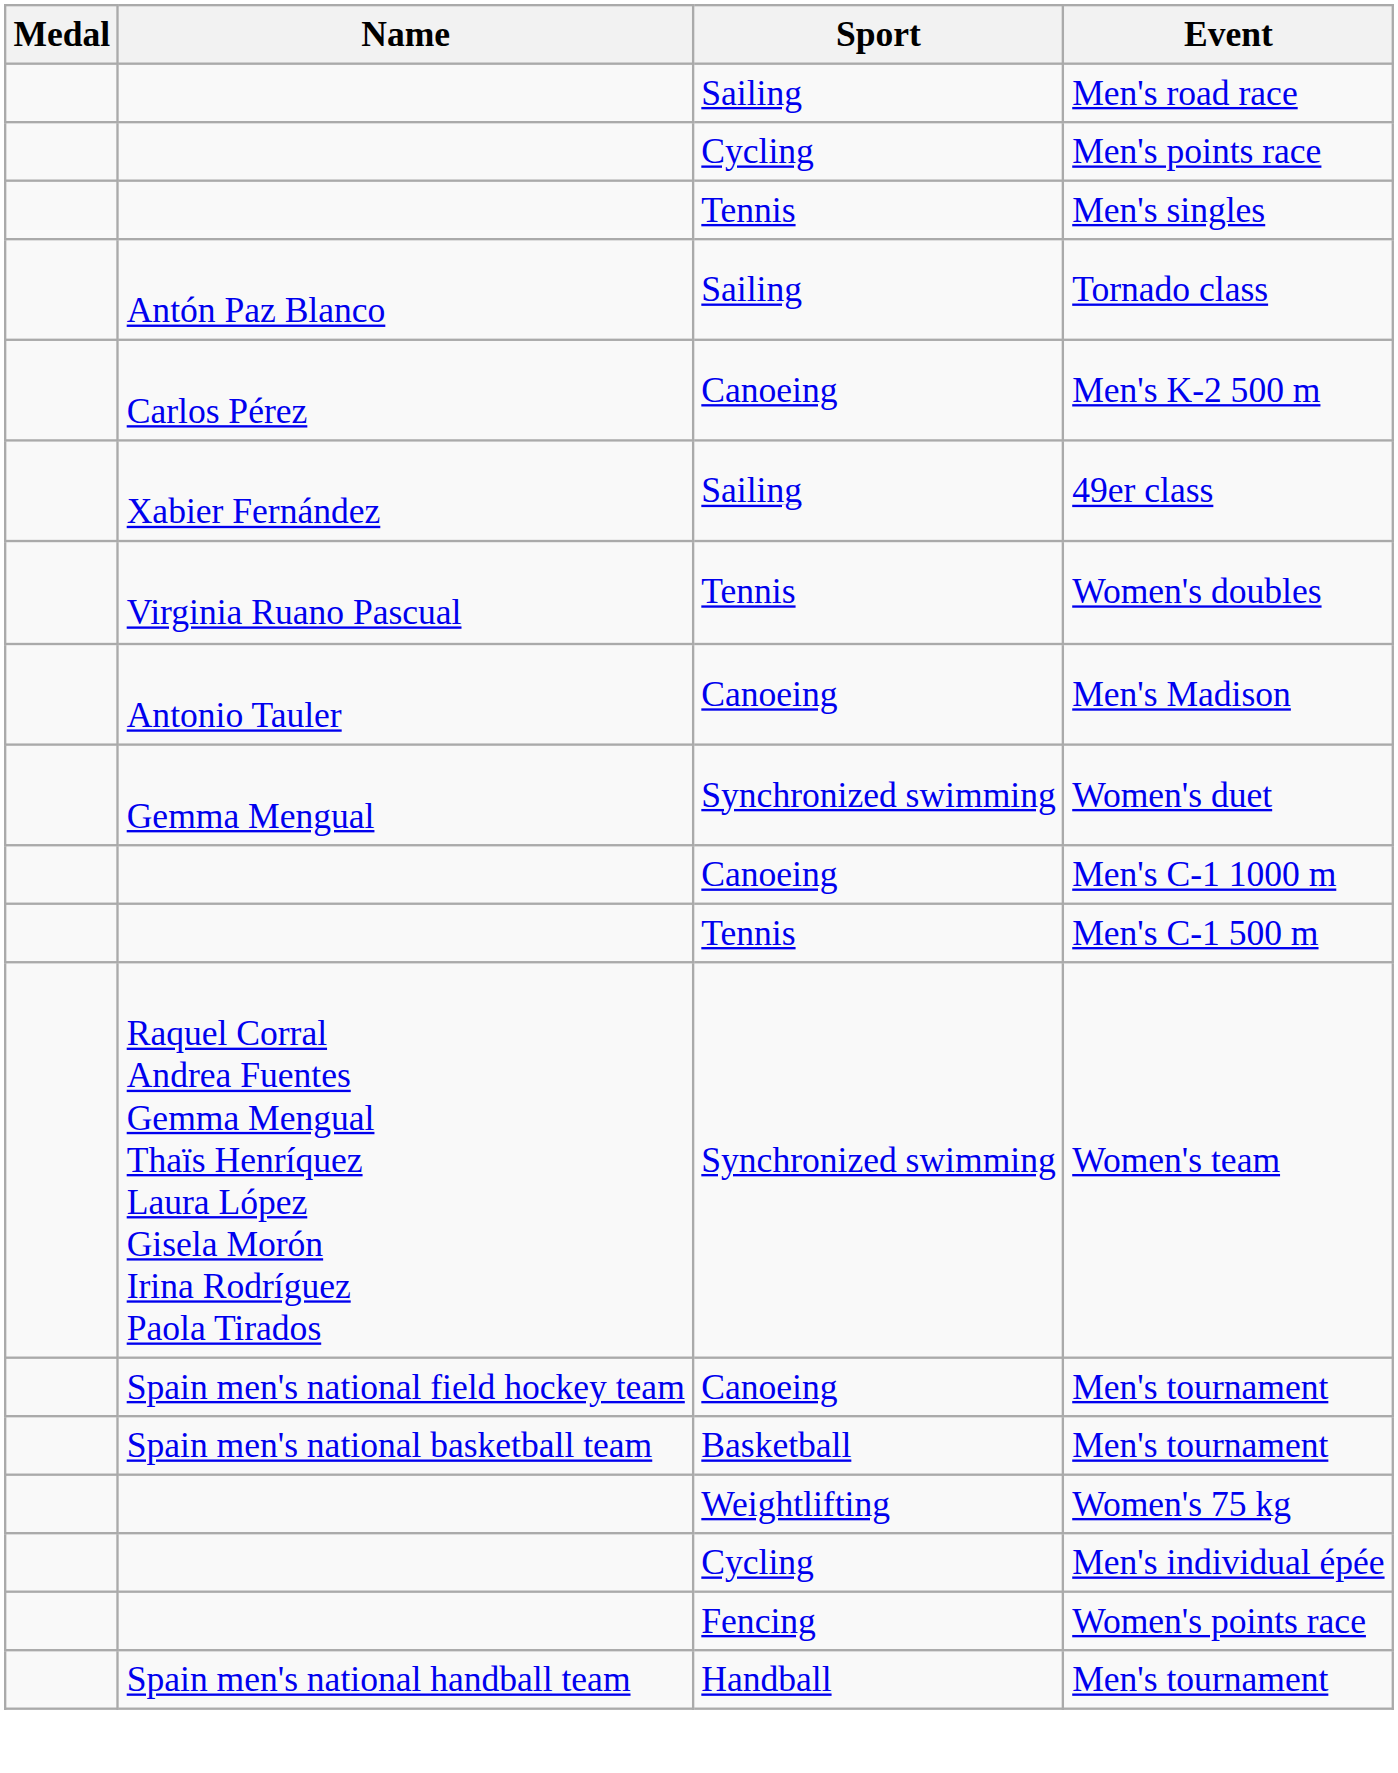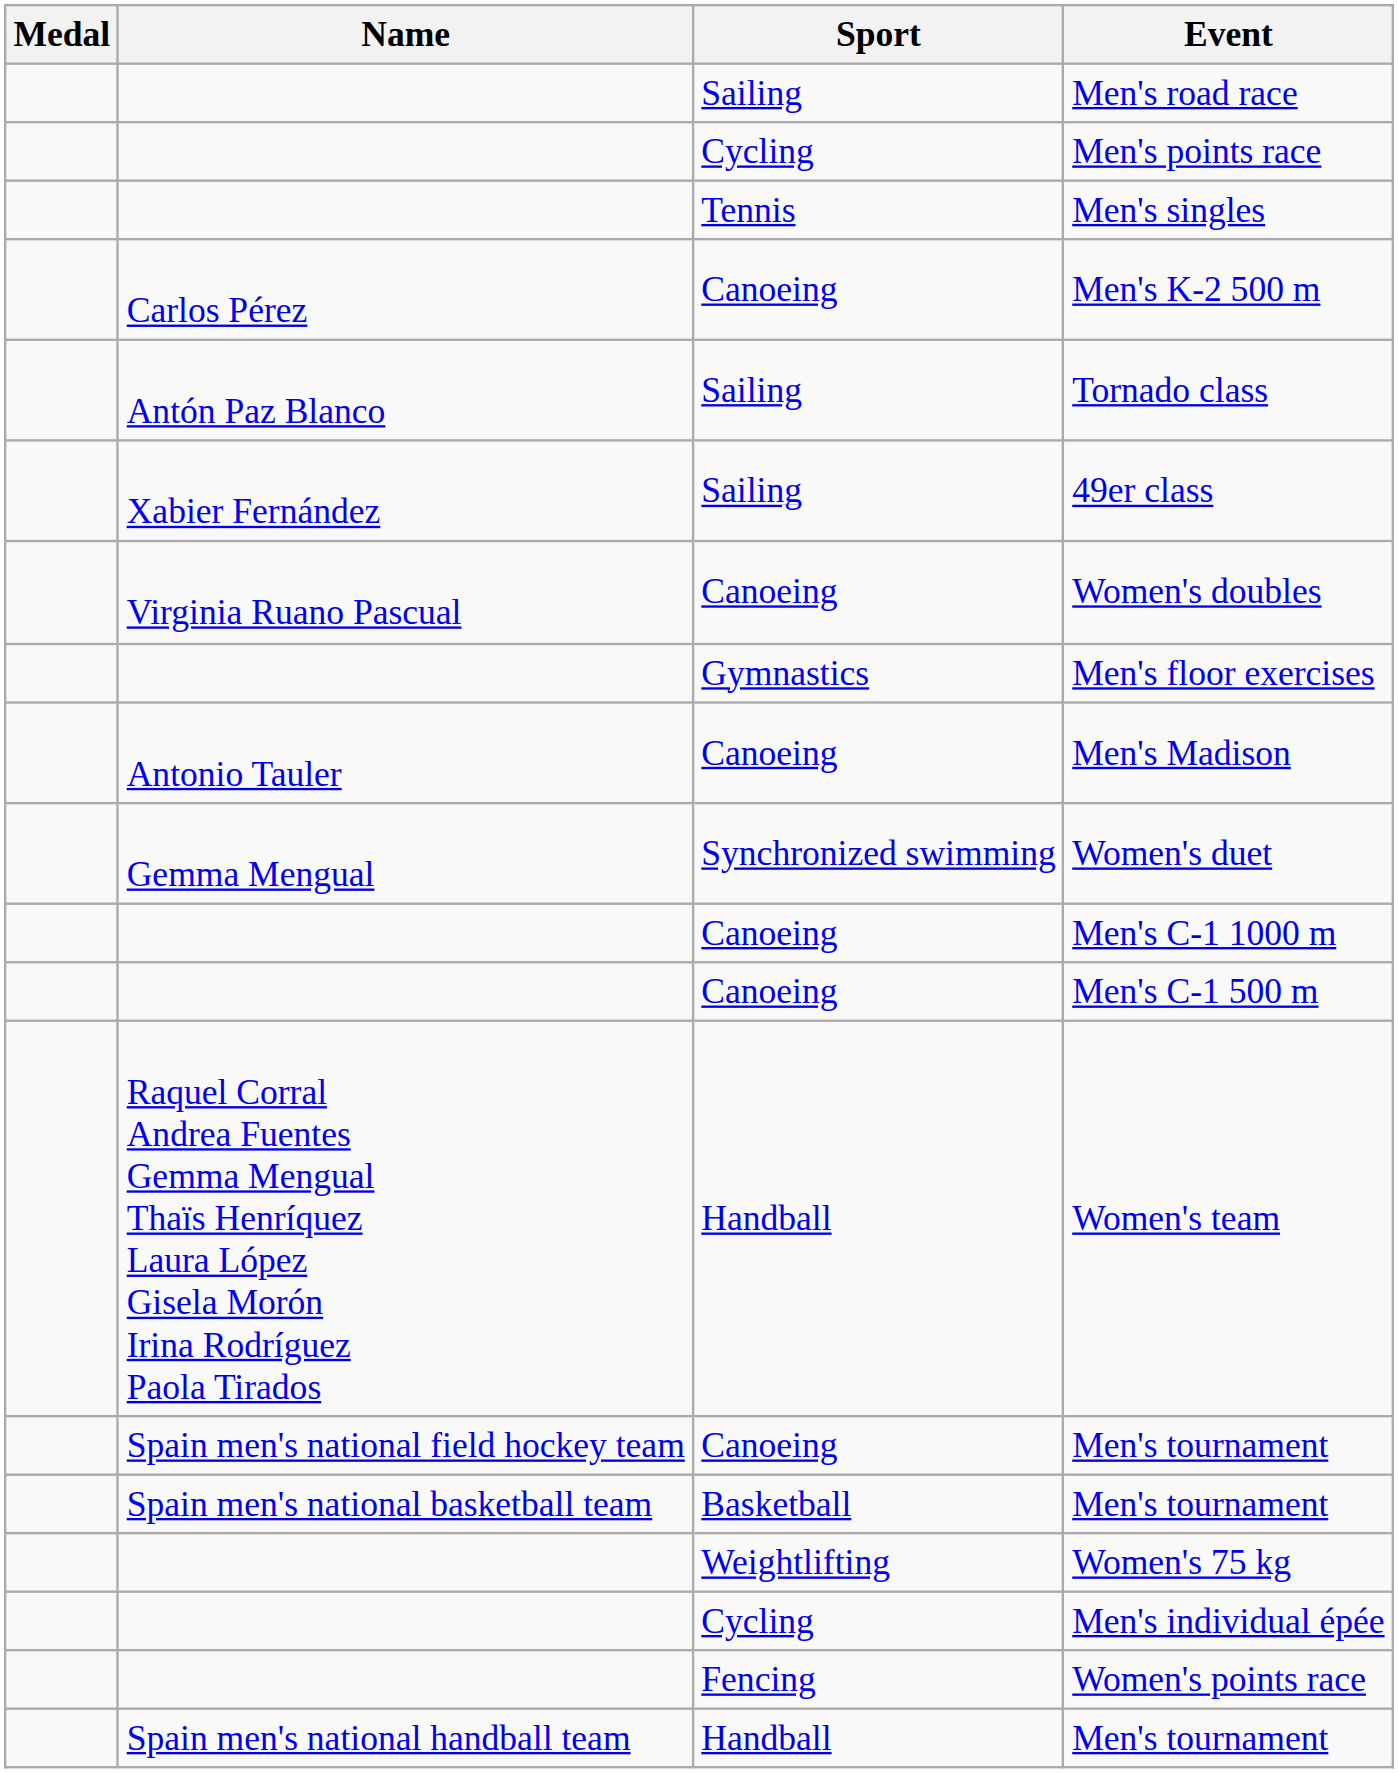rows swapped: (256, 310) <-> (217, 411)
(748, 591) Tennis -> (769, 591) Canoeing
+ row: (406, 672)
(748, 931) Tennis -> (769, 990) Canoeing
(879, 1158) Synchronized swimming -> (766, 1217) Handball
